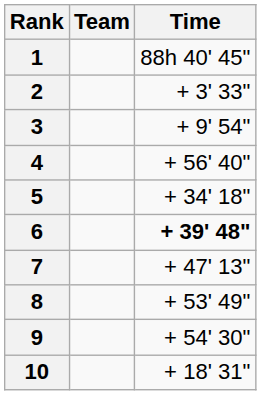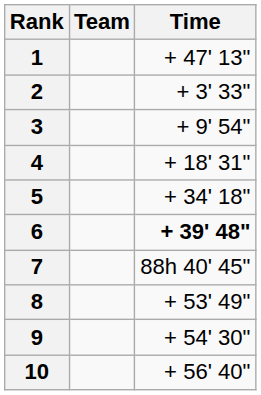(195, 57) 88h 40' 45" -> (207, 57) + 47' 13"
(207, 162) + 56' 40" -> (207, 162) + 18' 31"
(207, 267) + 47' 13" -> (195, 267) 88h 40' 45"
(207, 372) + 18' 31" -> (207, 372) + 56' 40"
